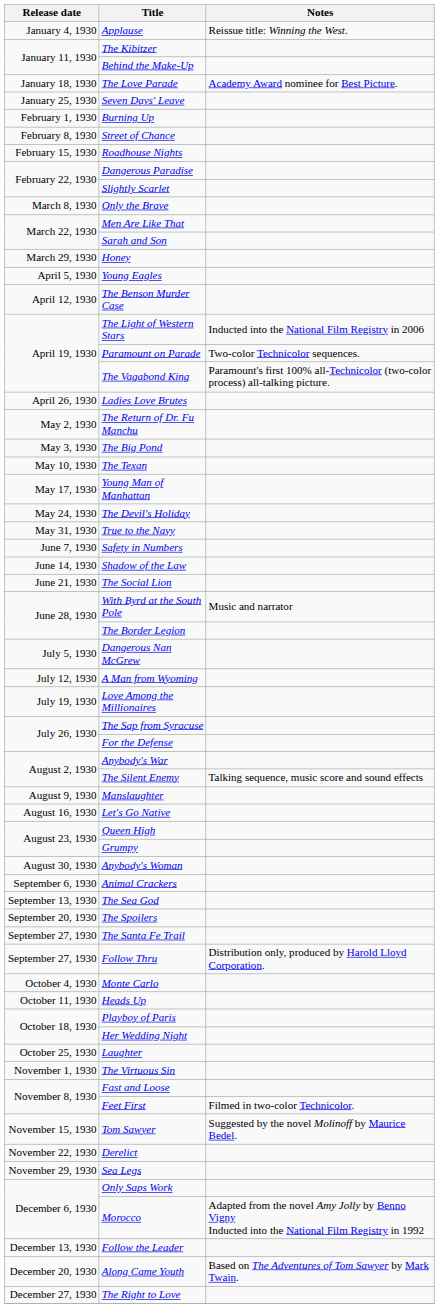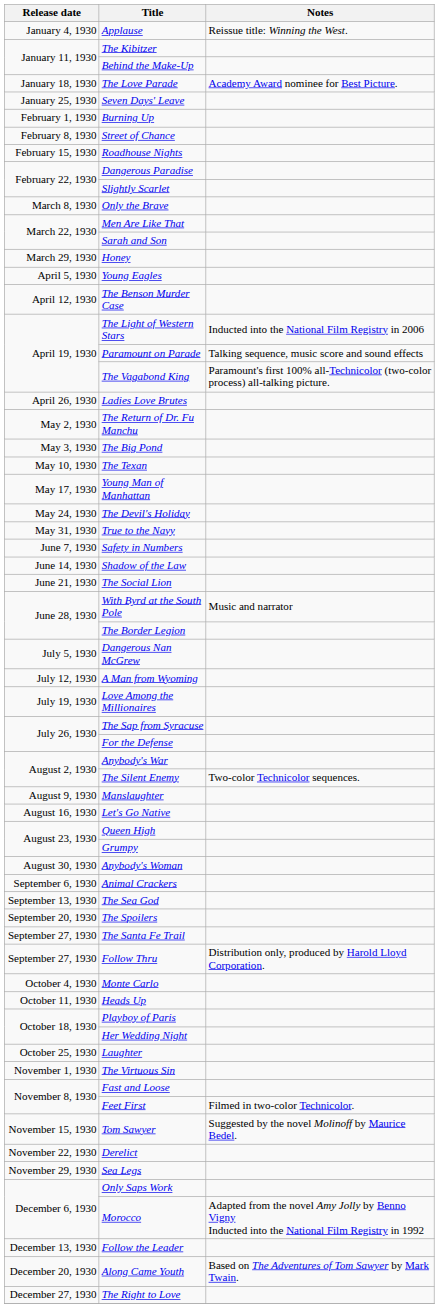(284, 353) Two-color Technicolor sequences. -> (316, 353) Talking sequence, music score and sound effects
(316, 777) Talking sequence, music score and sound effects -> (284, 777) Two-color Technicolor sequences.
